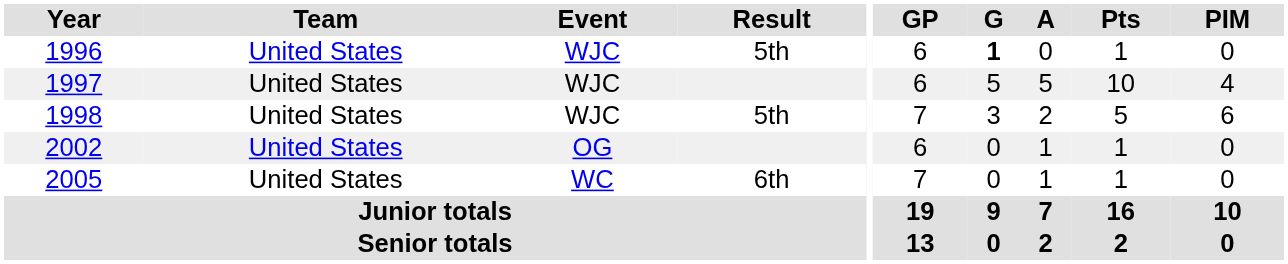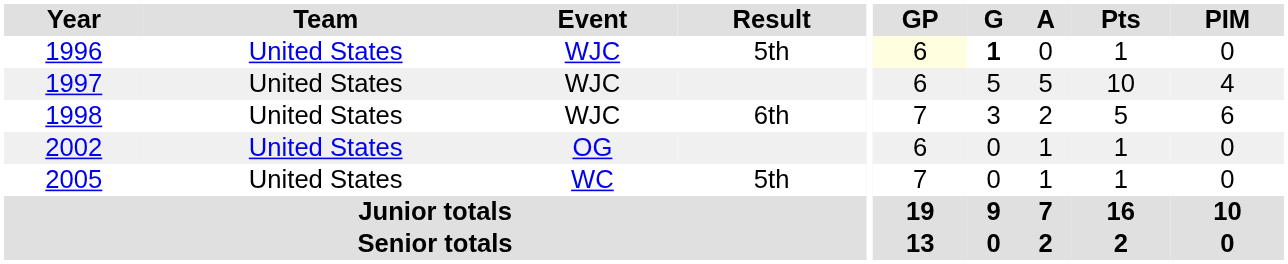(920, 51) no background -> (920, 51) lightyellow background
(772, 115) 5th -> (772, 115) 6th
(772, 179) 6th -> (772, 179) 5th
